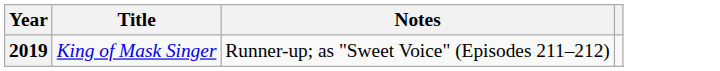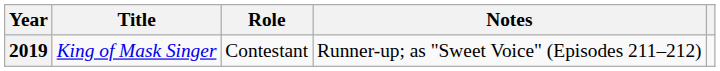+ column: (267, 19)
